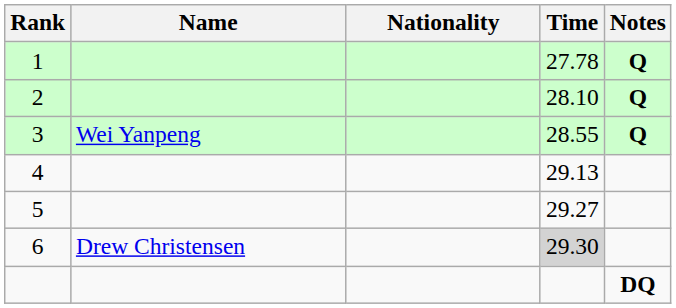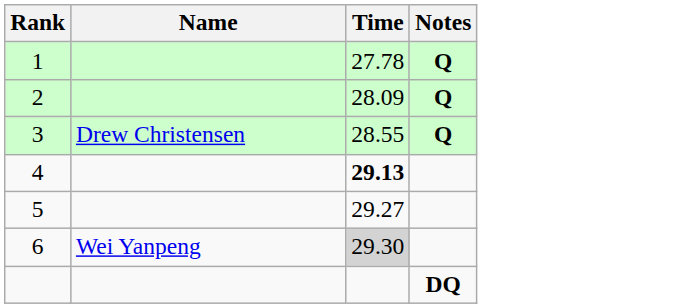- column: (443, 23)
(572, 97) 28.10 -> (378, 97) 28.09
(138, 135) Wei Yanpeng -> (161, 135) Drew Christensen
(572, 172) normal -> (378, 172) bold
(161, 246) Drew Christensen -> (138, 246) Wei Yanpeng
